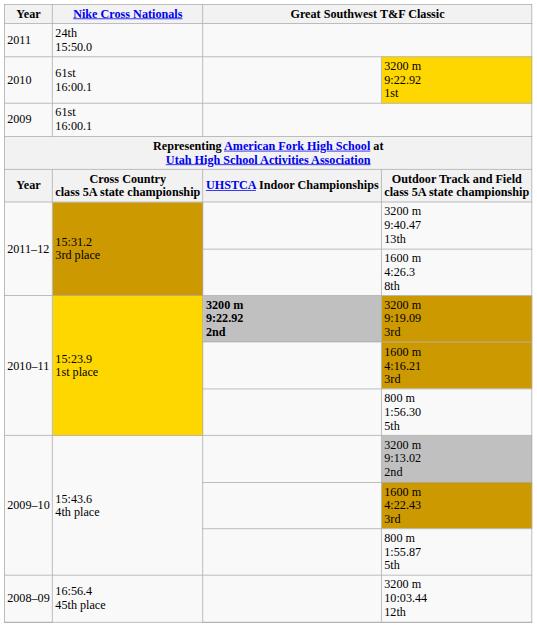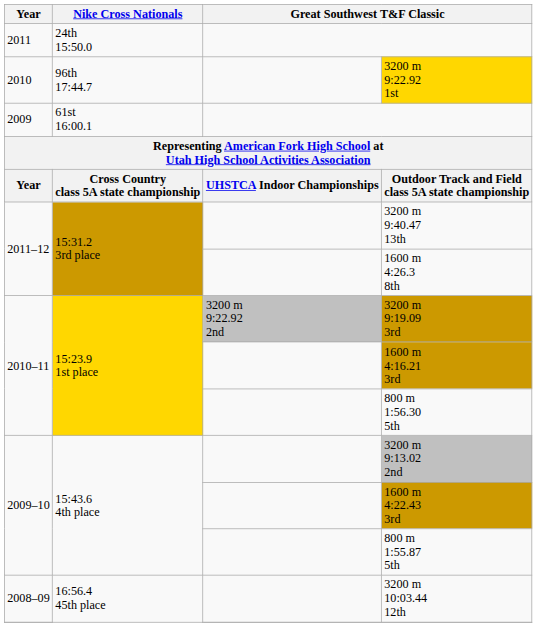(74, 80) 61st 16:00.1 -> (74, 80) 96th 17:44.7
(225, 318) bold -> (224, 318) normal
